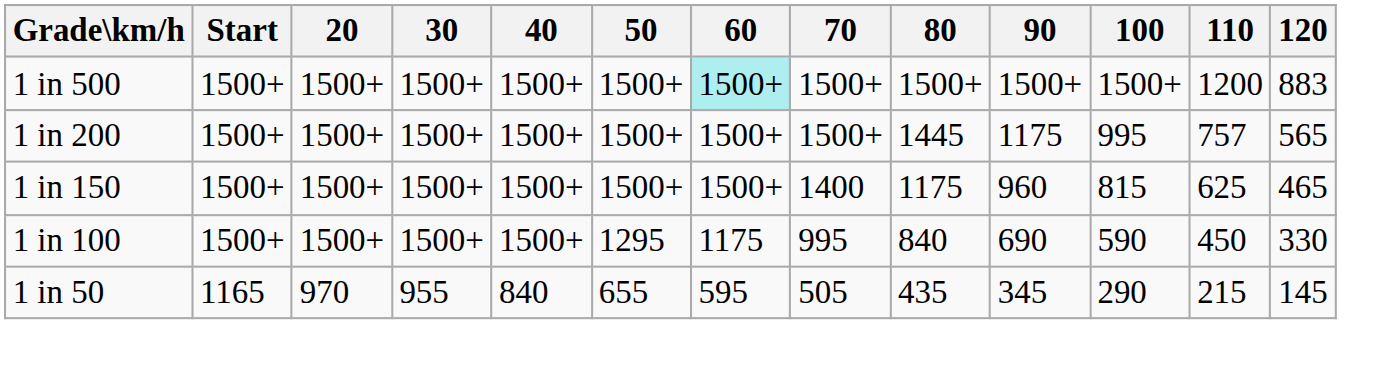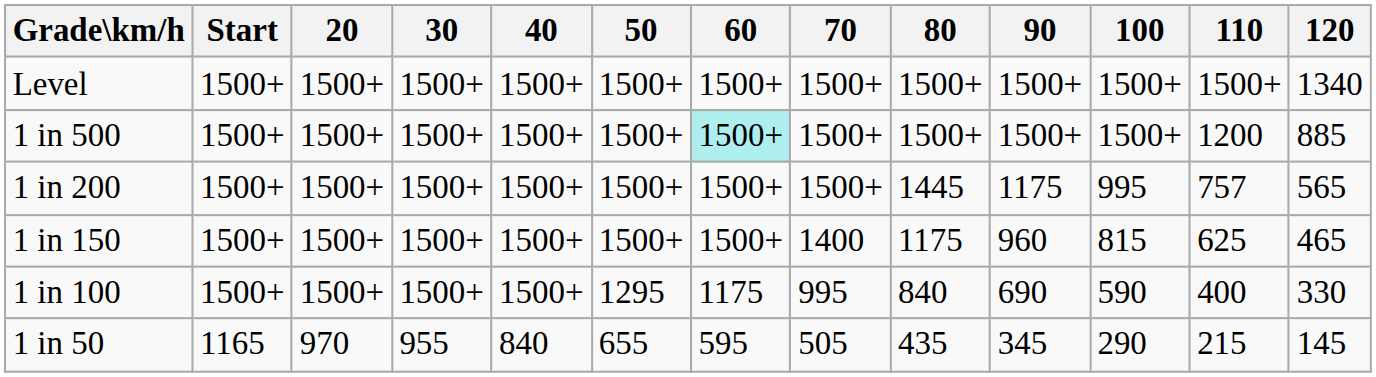+ row: (50, 82)
(1303, 82) 883 -> (1322, 135) 885
(1222, 239) 450 -> (1222, 291) 400
